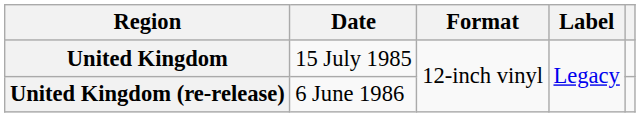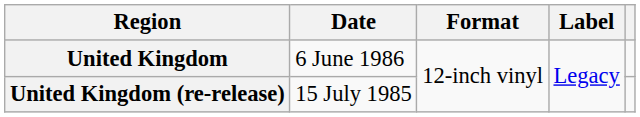(353, 58) 15 July 1985 -> (350, 58) 6 June 1986
(350, 93) 6 June 1986 -> (353, 93) 15 July 1985
